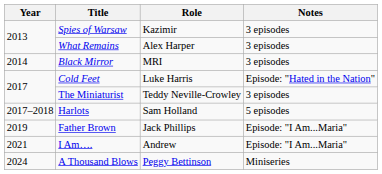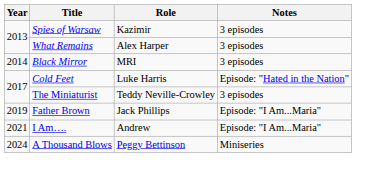- row: (74, 111)
